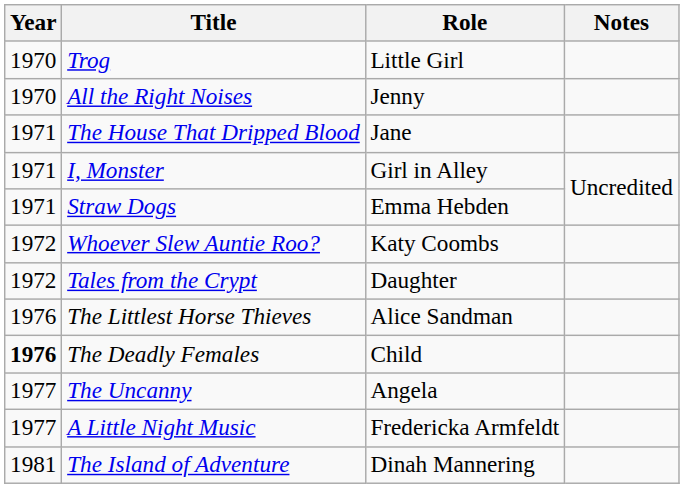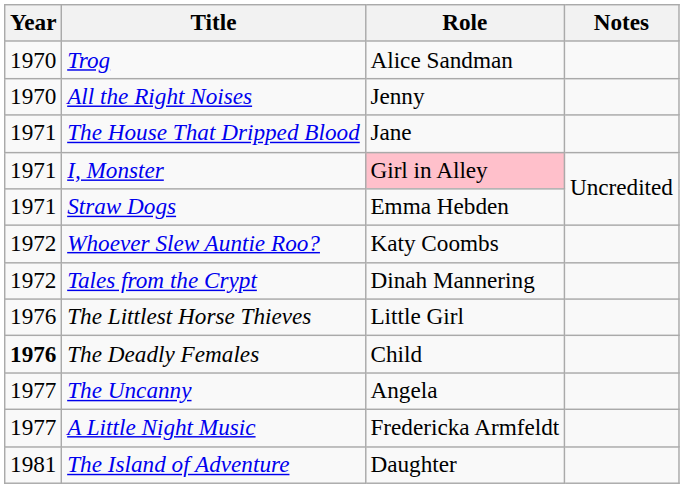(417, 59) Little Girl -> (442, 59) Alice Sandman
(429, 170) no background -> (429, 170) pink background
(414, 280) Daughter -> (453, 280) Dinah Mannering
(442, 317) Alice Sandman -> (417, 317) Little Girl
(453, 464) Dinah Mannering -> (414, 464) Daughter
